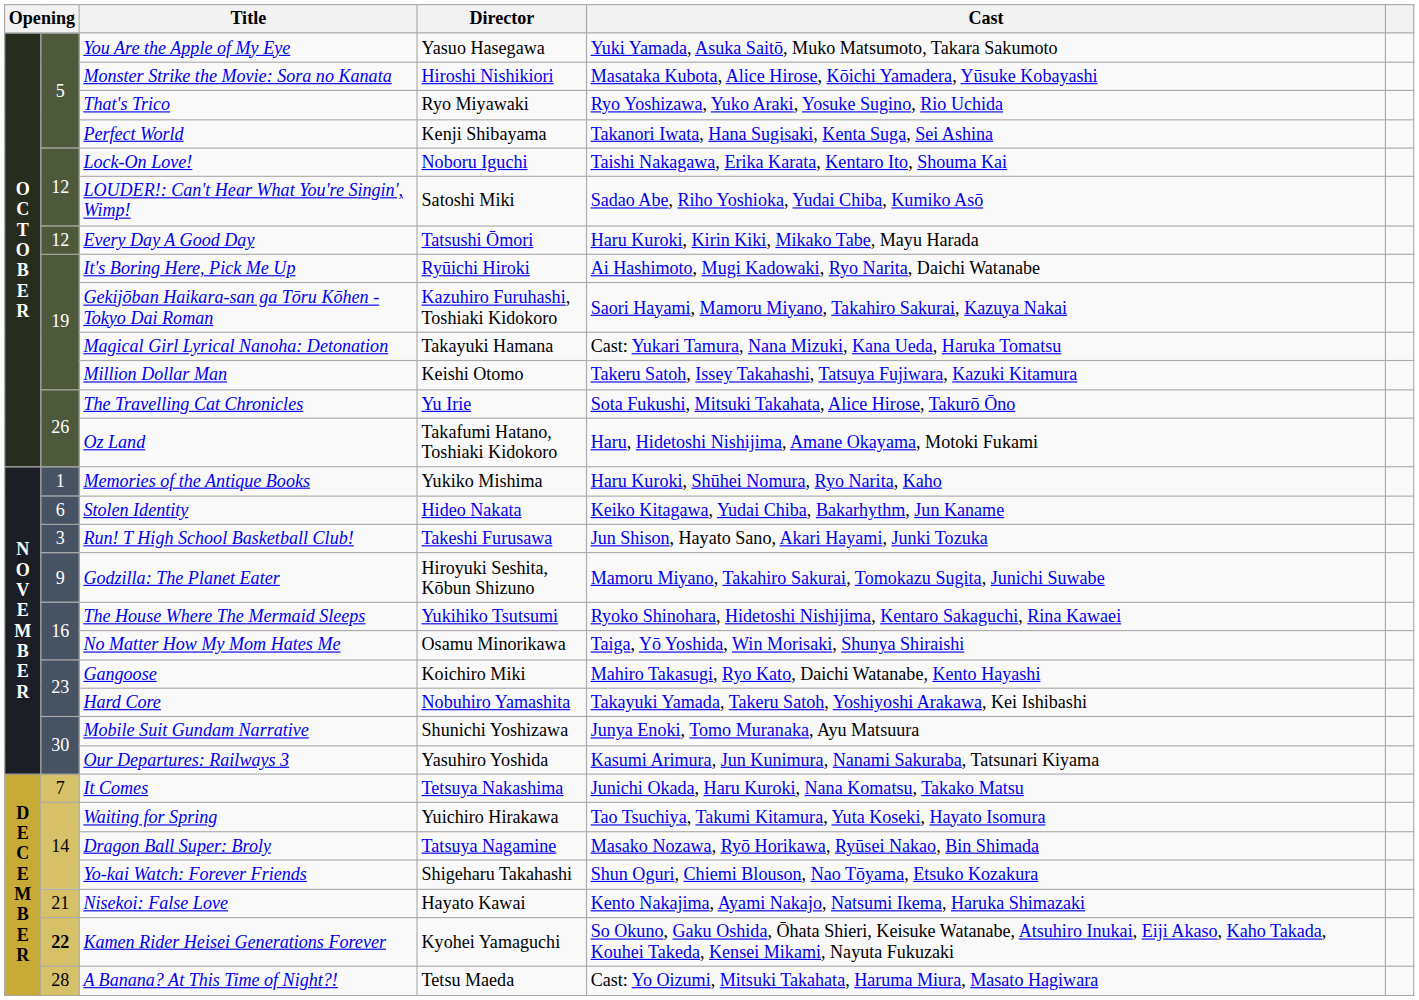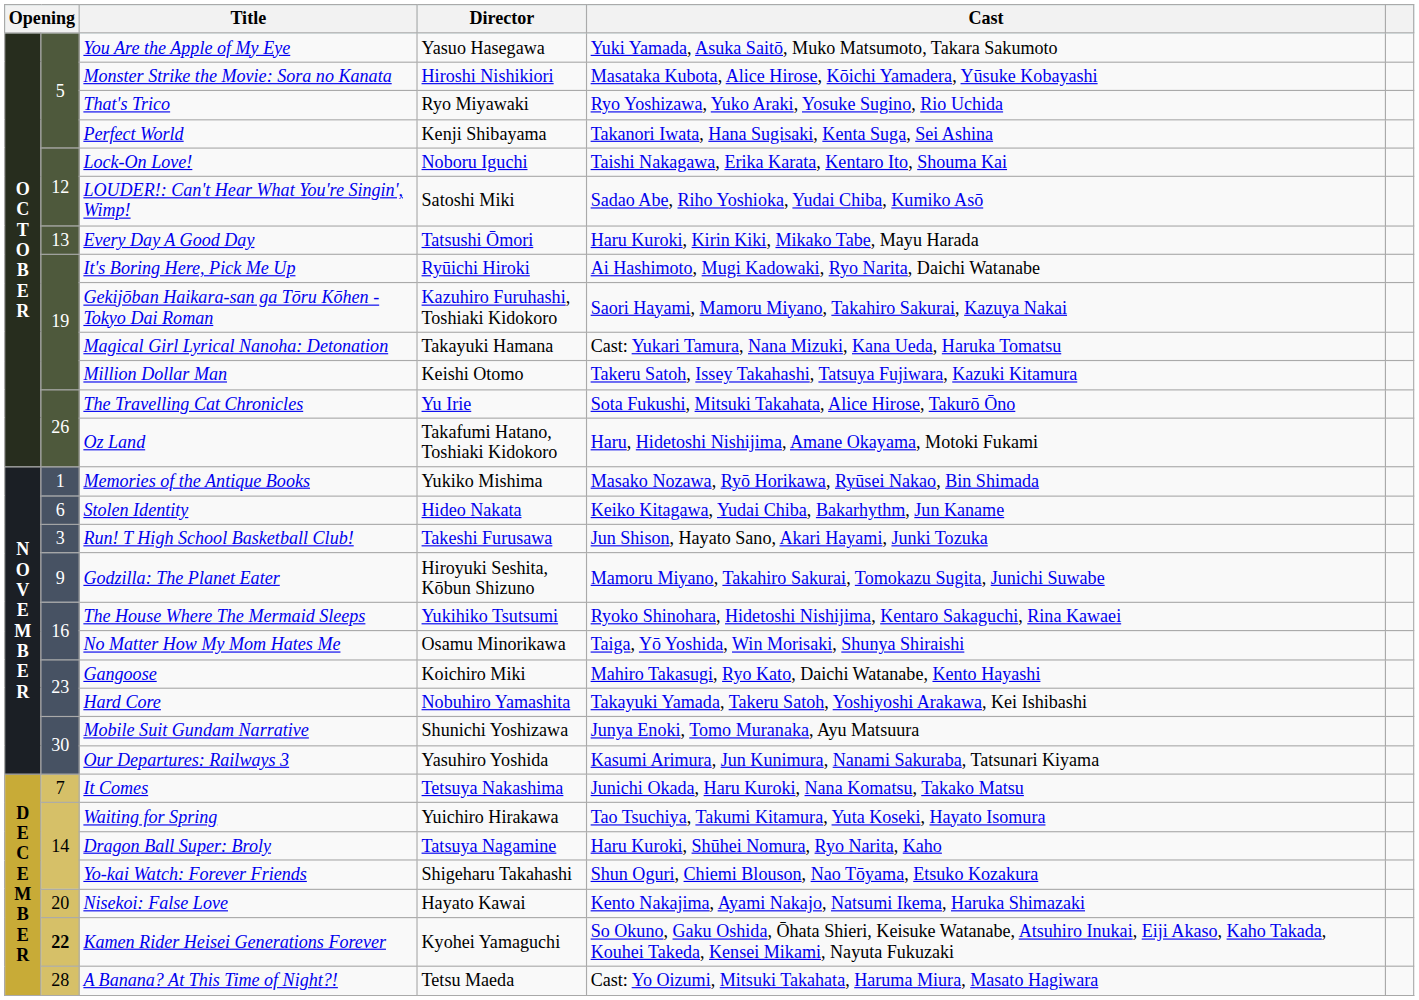(60, 239) 12 -> (60, 239) 13
(766, 481) Haru Kuroki, Shūhei Nomura, Ryo Narita, Kaho -> (815, 481) Masako Nozawa, Ryō Horikawa, Ryūsei Nakao, Bin Shimada
(815, 845) Masako Nozawa, Ryō Horikawa, Ryūsei Nakao, Bin Shimada -> (766, 845) Haru Kuroki, Shūhei Nomura, Ryo Narita, Kaho
(60, 903) 21 -> (60, 903) 20
